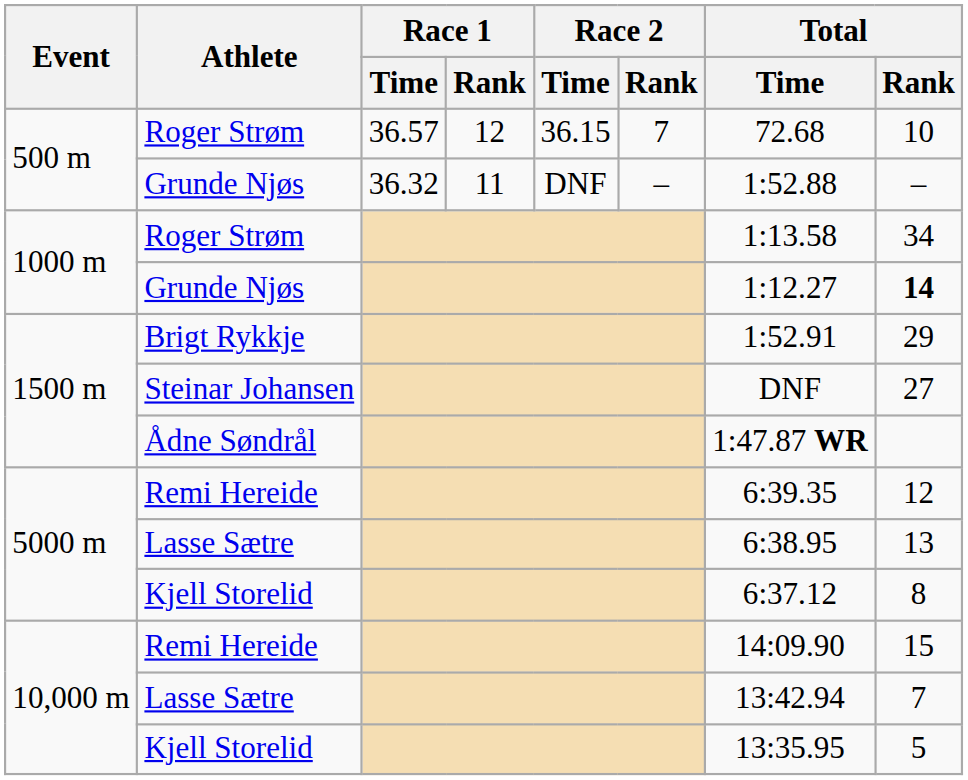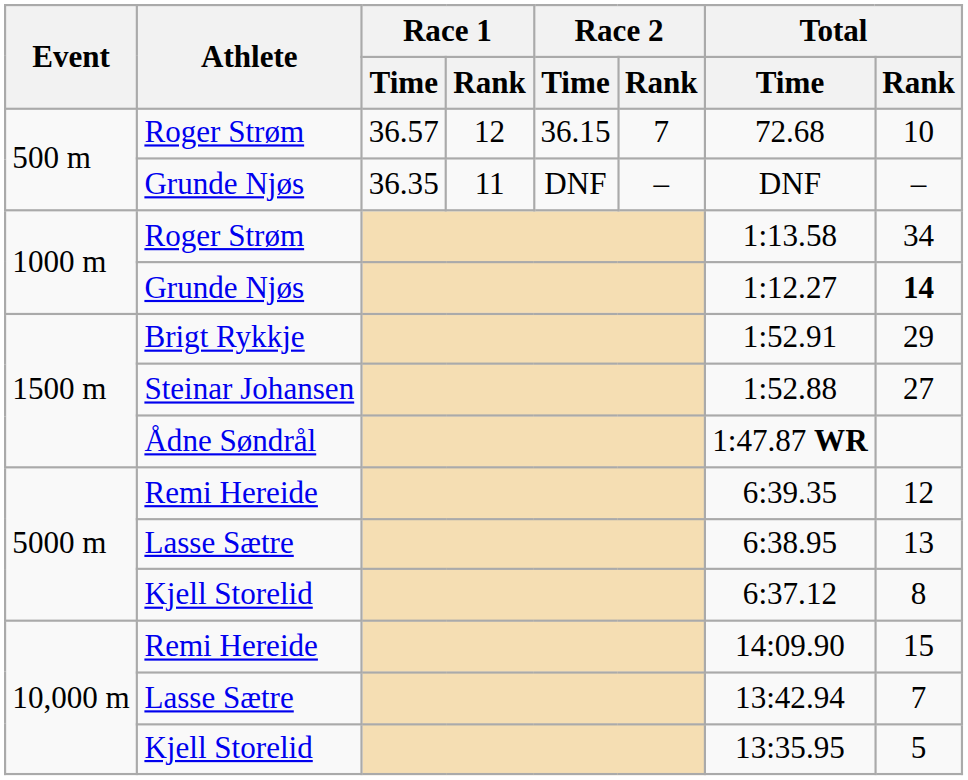(404, 184) 36.32 -> (404, 184) 36.35
(790, 184) 1:52.88 -> (790, 184) DNF
(790, 389) DNF -> (790, 389) 1:52.88
